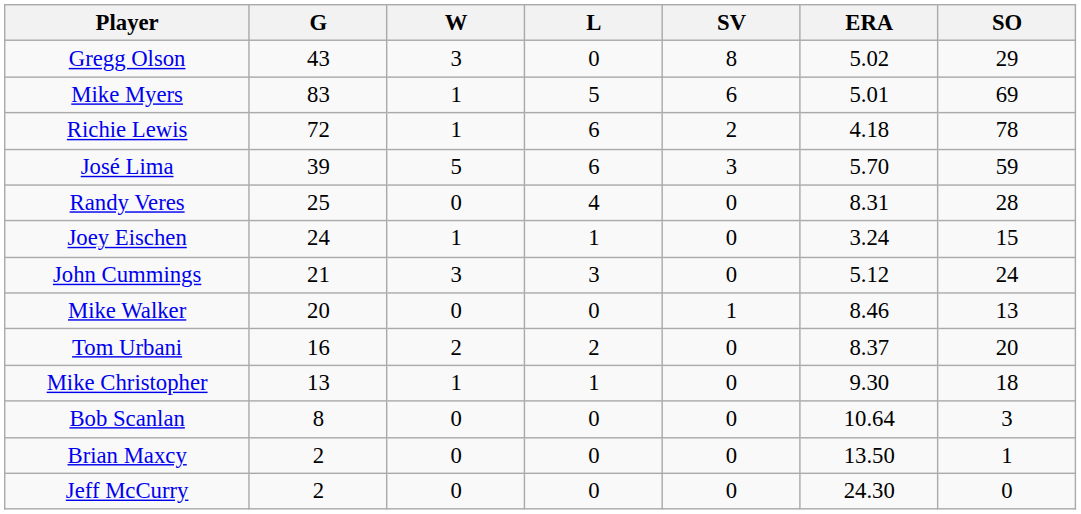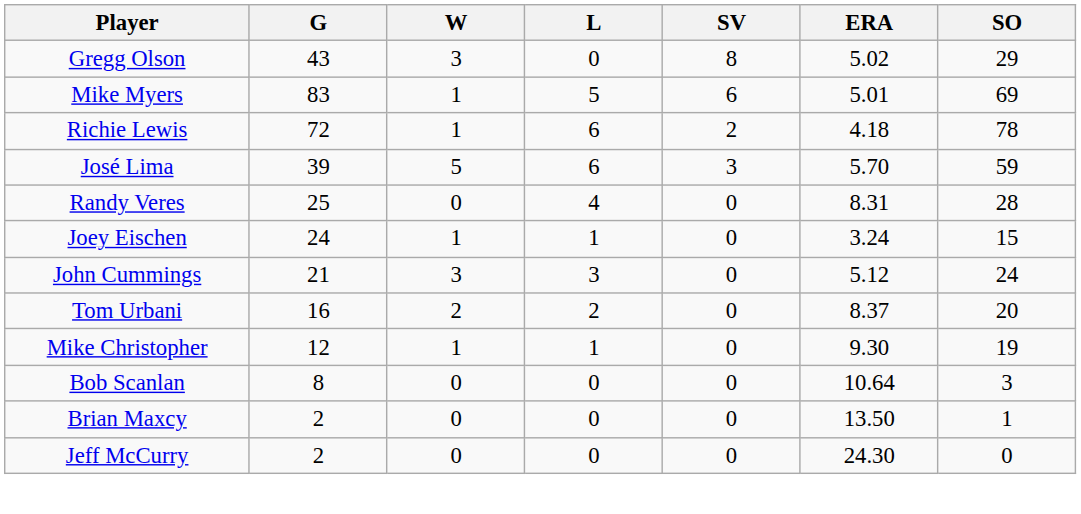- row: (127, 310)
(318, 382) 13 -> (318, 346) 12
(1007, 382) 18 -> (1007, 346) 19
